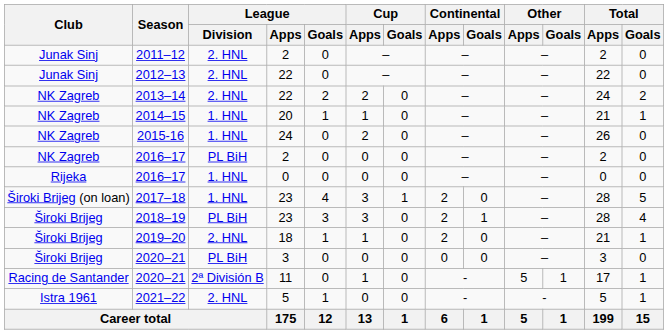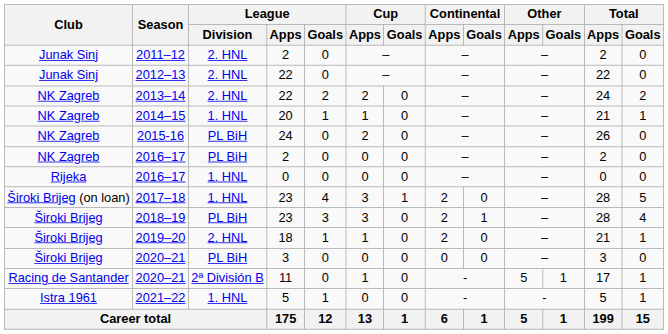(228, 136) 1. HNL -> (228, 136) PL BiH
(228, 298) 2. HNL -> (228, 298) 1. HNL
